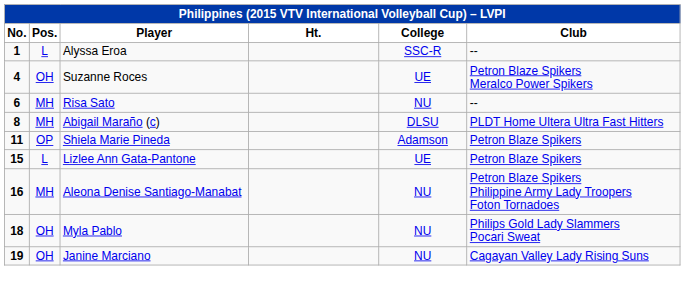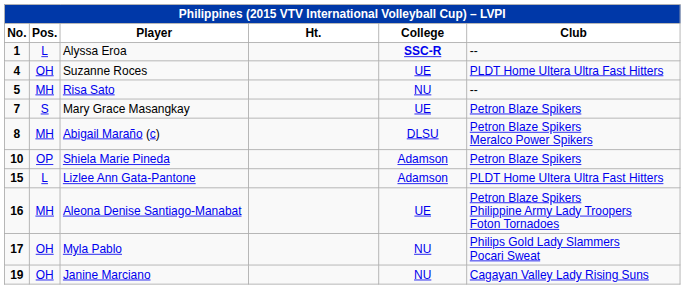(423, 52) normal -> (423, 52) bold
(531, 78) Petron Blaze Spikers Meralco Power Spikers -> (567, 71) PLDT Home Ultera Ultra Fast Hitters
(17, 103) 6 -> (17, 90) 5
+ row: (126, 109)
(567, 122) PLDT Home Ultera Ultra Fast Hitters -> (531, 134) Petron Blaze Spikers Meralco Power Spikers
(17, 141) 11 -> (17, 160) 10
(423, 160) UE -> (423, 179) Adamson
(526, 160) Petron Blaze Spikers -> (567, 179) PLDT Home Ultera Ultra Fast Hitters
(423, 192) NU -> (423, 211) UE
(17, 231) 18 -> (17, 250) 17
